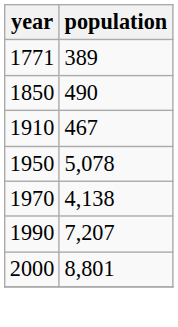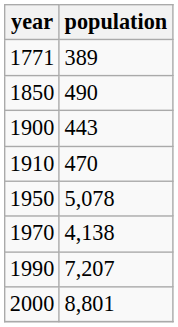+ row: (32, 127)
(81, 127) 467 -> (81, 163) 470
